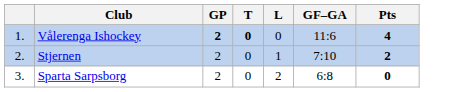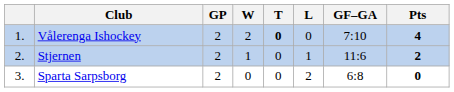+ column: (248, 14)
(218, 35) bold -> (218, 35) normal
(325, 35) 11:6 -> (355, 35) 7:10
(325, 55) 7:10 -> (355, 55) 11:6
